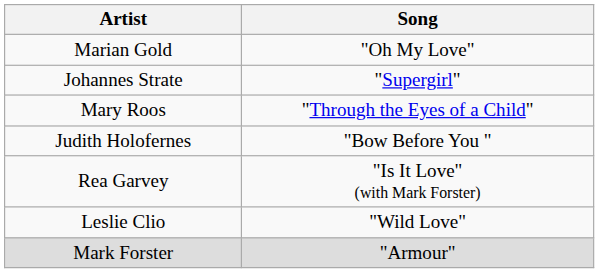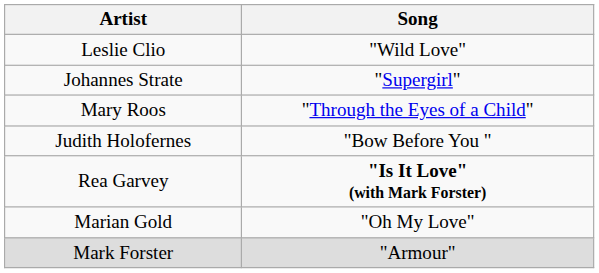rows swapped: (123, 49) <-> (123, 222)
(418, 181) normal -> (418, 181) bold
